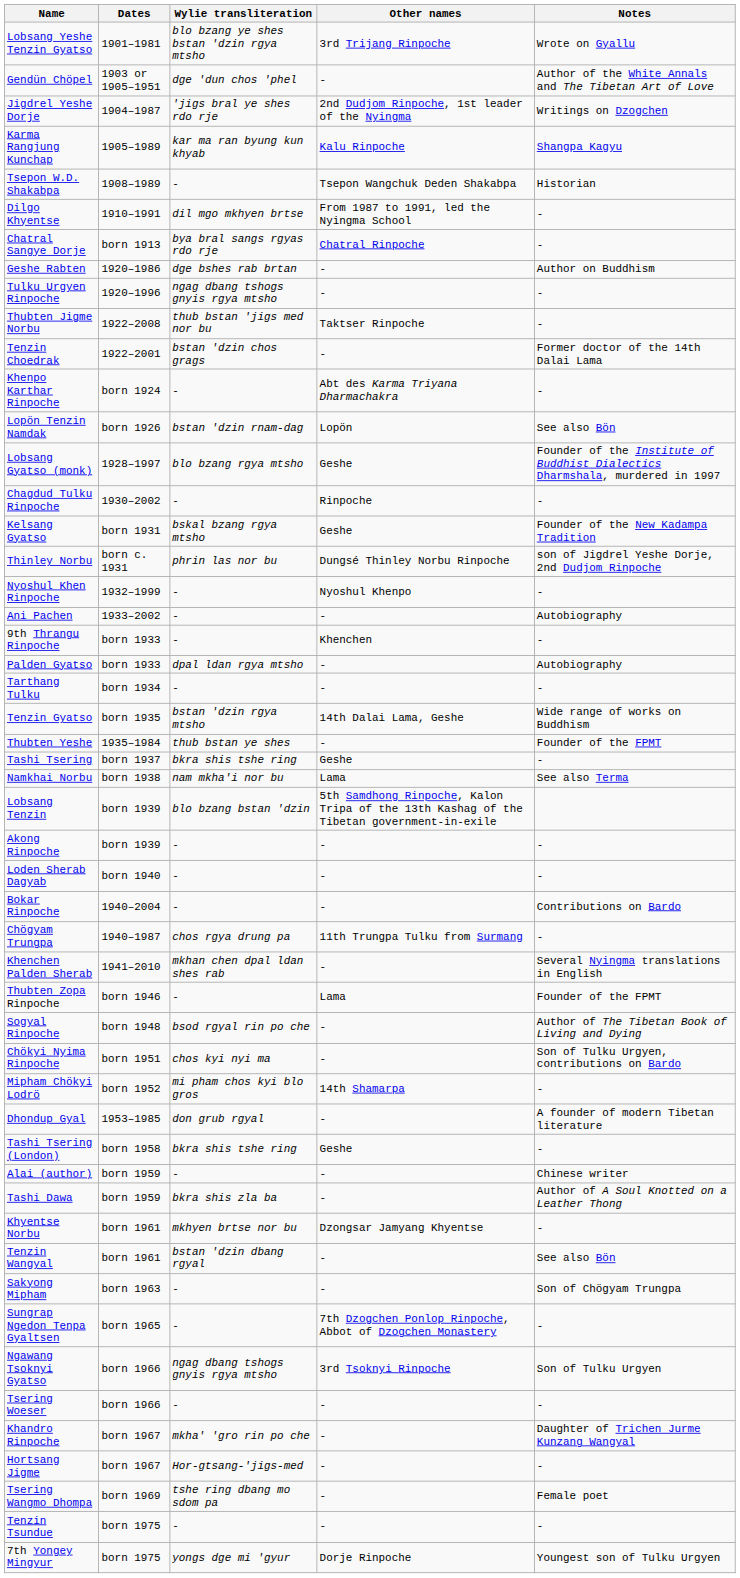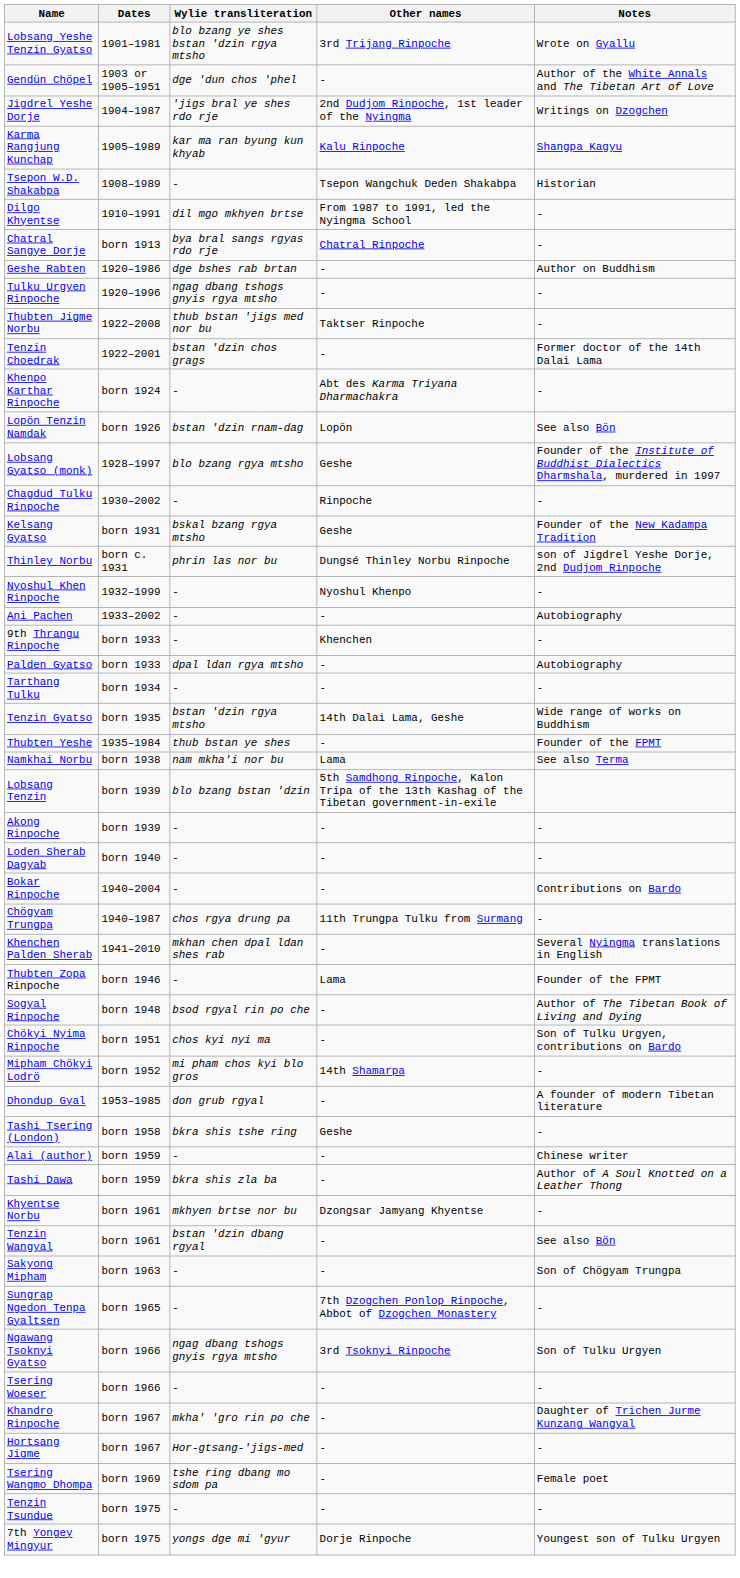- row: (50, 761)
